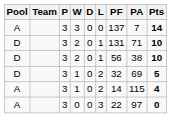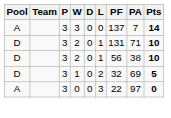- row: (17, 89)
